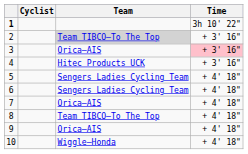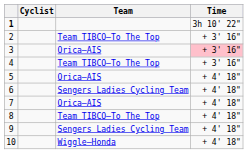(109, 37) lightgrey background -> (109, 37) no background
(101, 63) Hitec Products UCK -> (109, 63) Team TIBCO–To The Top
(123, 77) Sengers Ladies Cycling Team -> (79, 77) Orica–AIS
(79, 129) Orica–AIS -> (123, 129) Sengers Ladies Cycling Team
